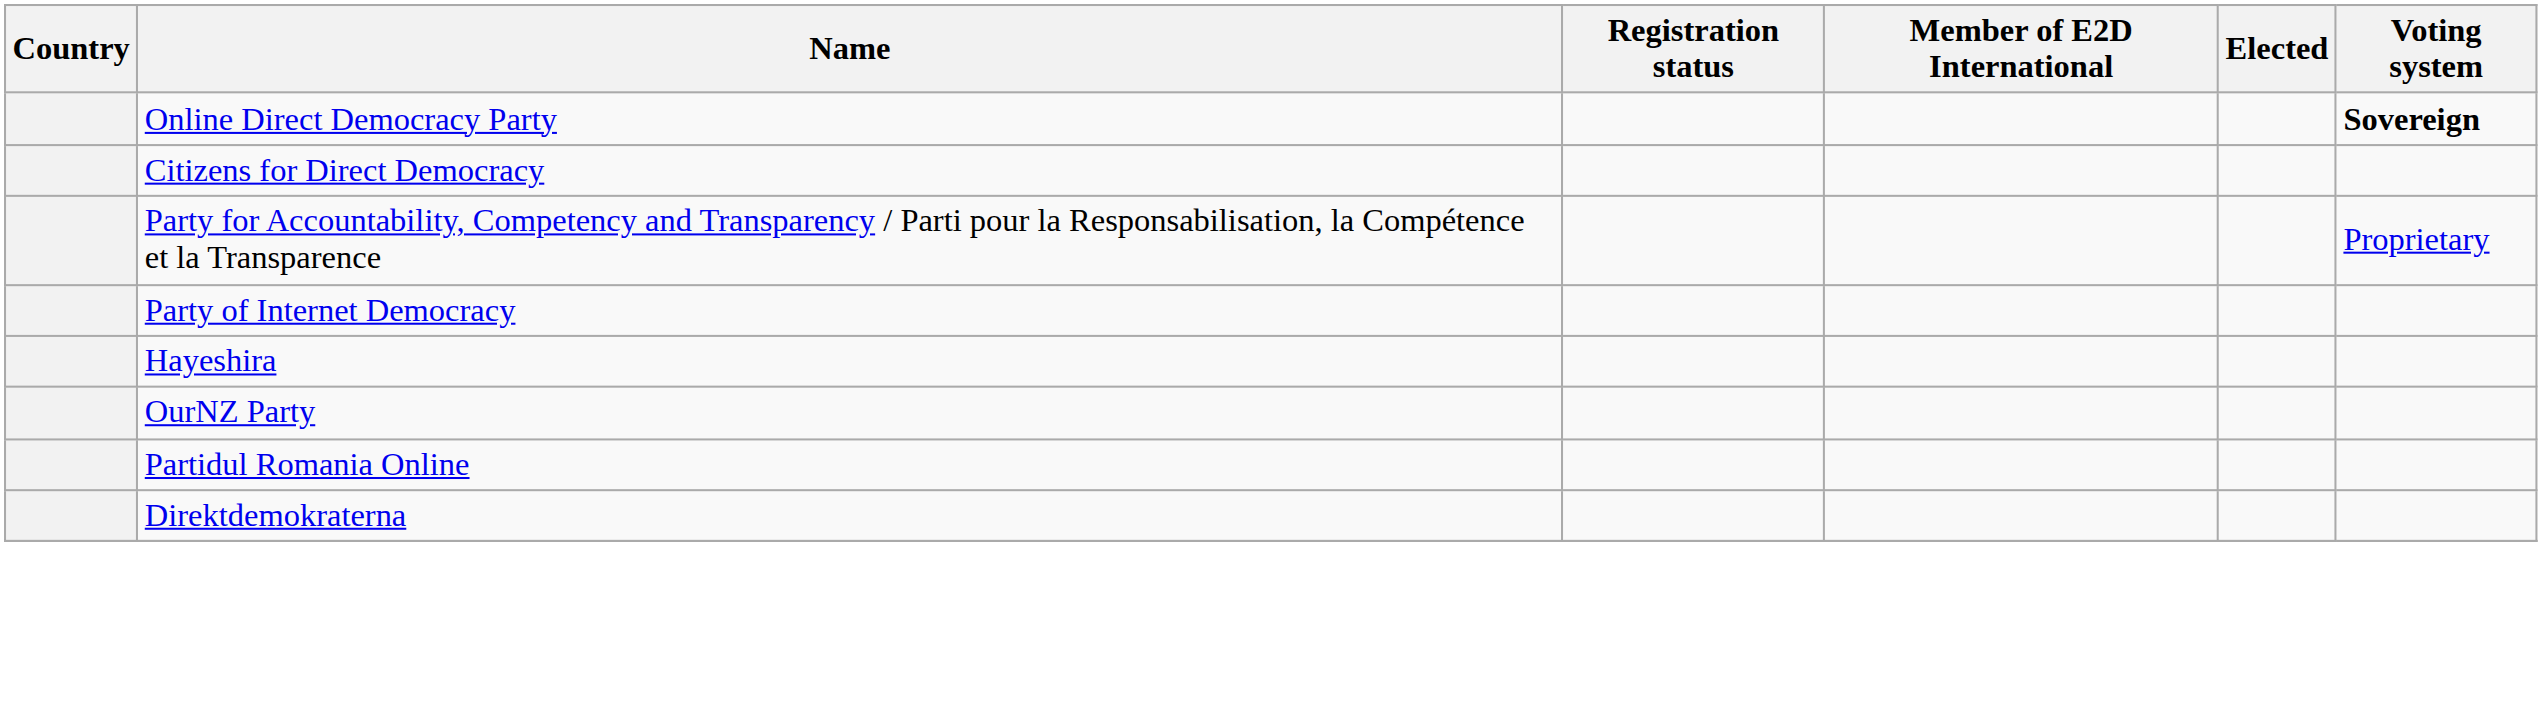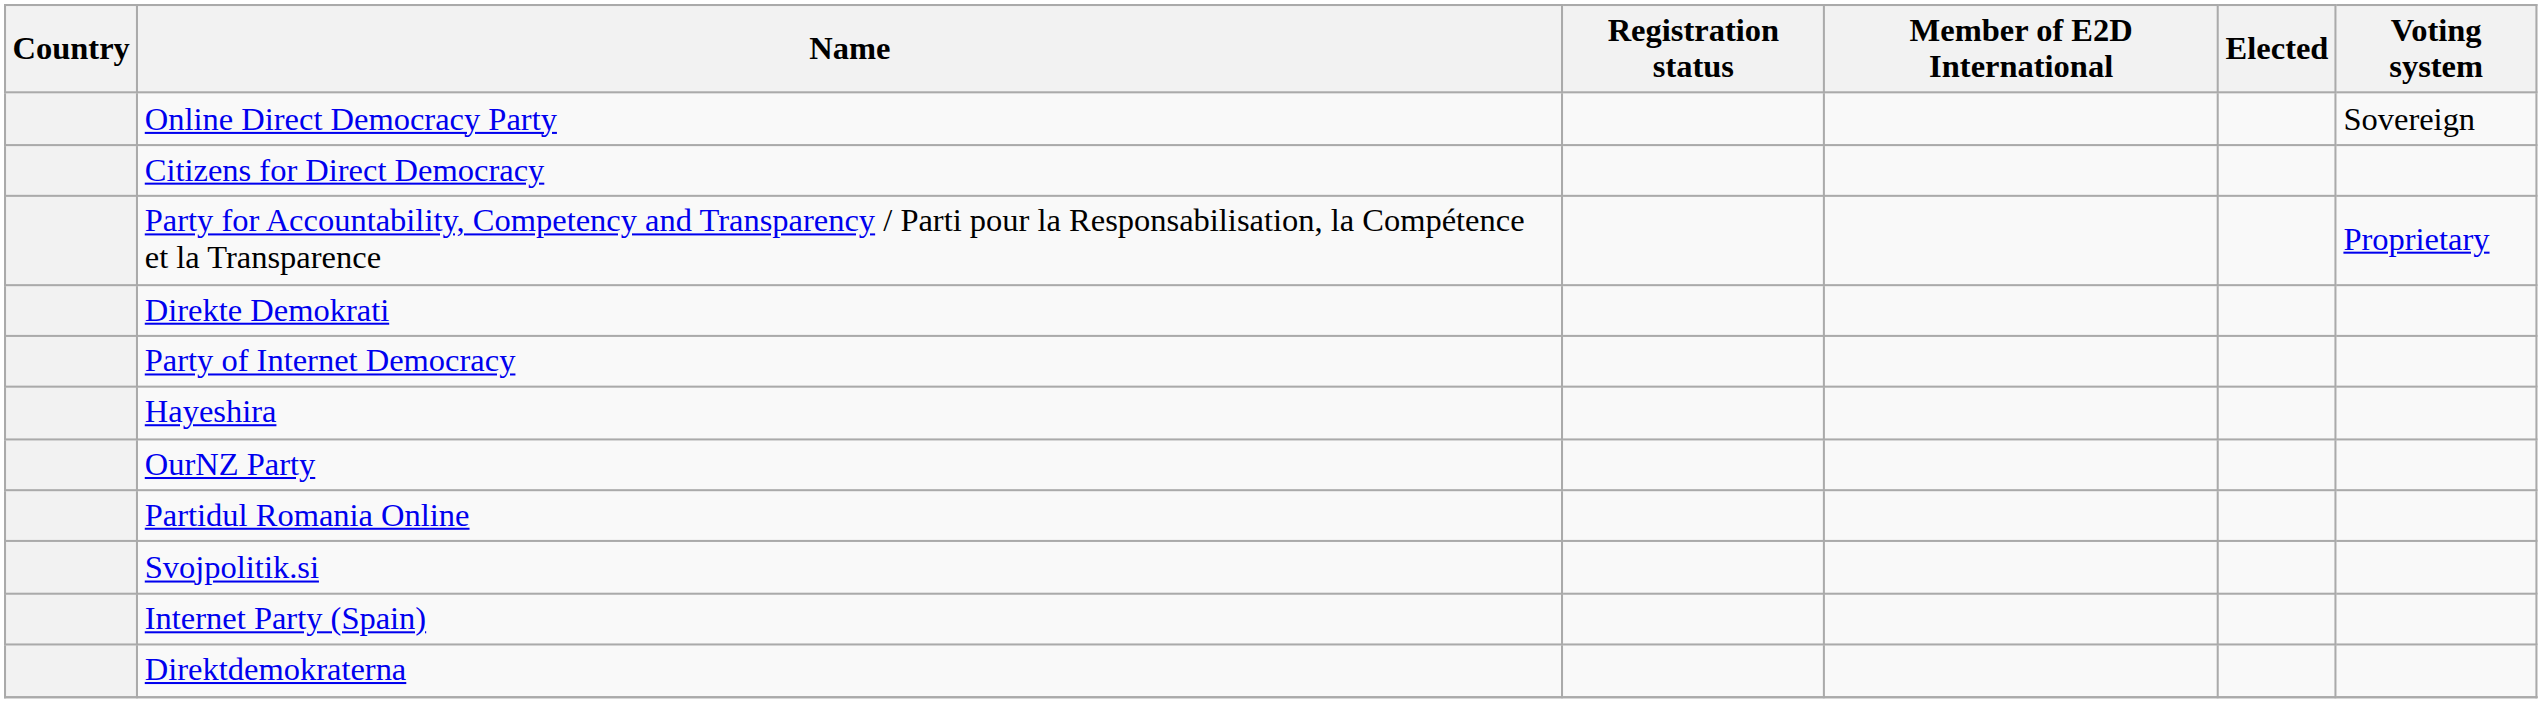(2412, 118) bold -> (2409, 118) normal
+ row: (267, 309)
+ row: (232, 566)
+ row: (285, 618)
